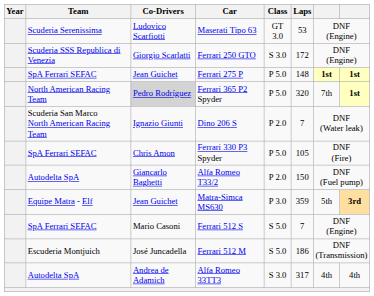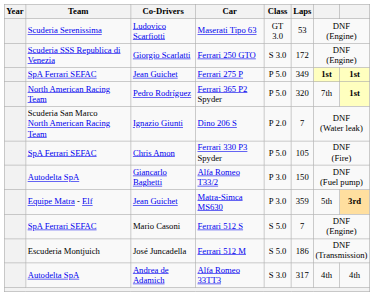(302, 75) 148 -> (302, 75) 349
(162, 94) lightgrey background -> (162, 94) no background
(278, 178) P 2.0 -> (278, 178) P 3.0
